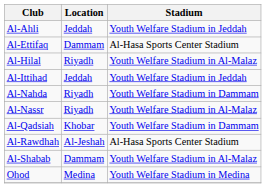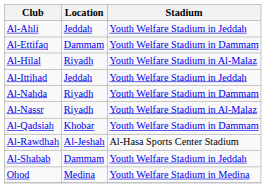(174, 45) Al-Hasa Sports Center Stadium -> (184, 45) Youth Welfare Stadium in Dammam
(183, 158) Youth Welfare Stadium in Al-Malaz -> (178, 158) Youth Welfare Stadium in Jeddah
